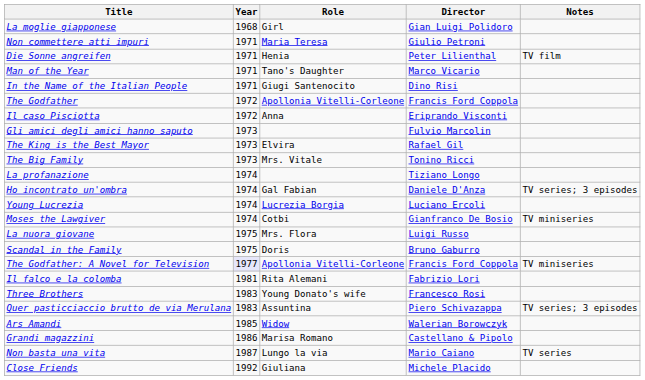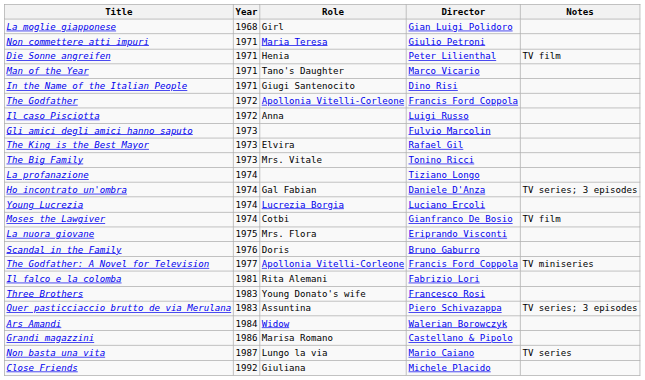(458, 116) Eriprando Visconti -> (439, 116) Luigi Russo
(558, 219) TV miniseries -> (542, 219) TV film
(439, 234) Luigi Russo -> (458, 234) Eriprando Visconti
(246, 249) 1975 -> (246, 249) 1976
(246, 264) lavender background -> (246, 264) no background
(246, 323) 1985 -> (246, 323) 1984
